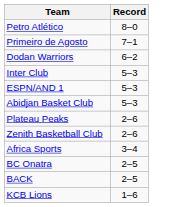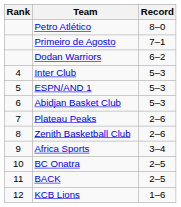+ column: (18, 12)
